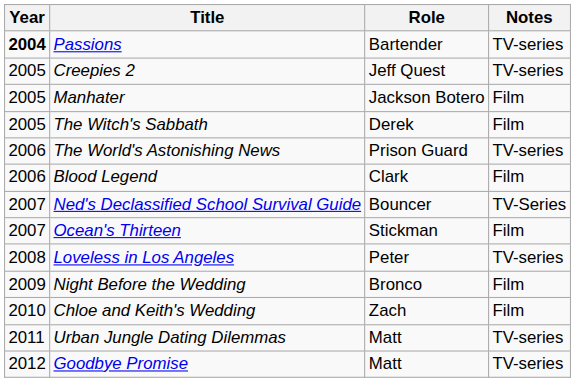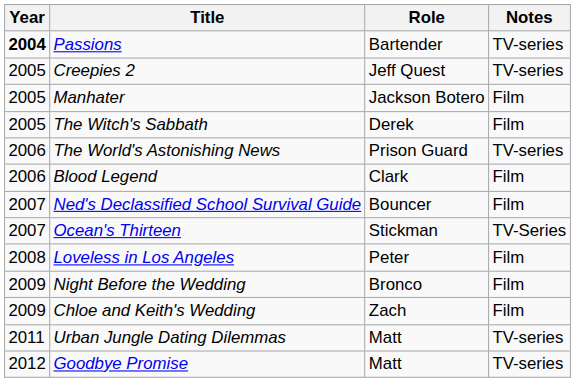(529, 204) TV-Series -> (508, 204) Film
(508, 230) Film -> (529, 230) TV-Series
(528, 257) TV-series -> (508, 257) Film
(27, 310) 2010 -> (27, 310) 2009
